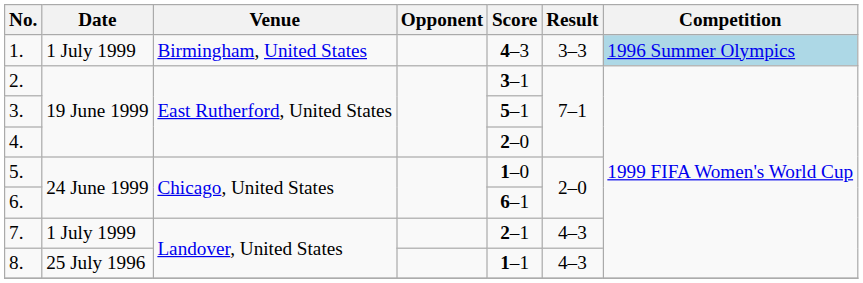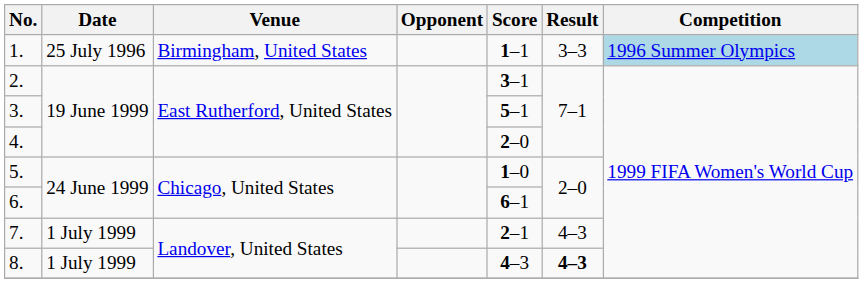(91, 50) 1 July 1999 -> (96, 50) 25 July 1996
(515, 50) 4–3 -> (515, 50) 1–1
(96, 263) 25 July 1996 -> (91, 263) 1 July 1999
(515, 263) 1–1 -> (515, 263) 4–3
(572, 263) normal -> (572, 263) bold
